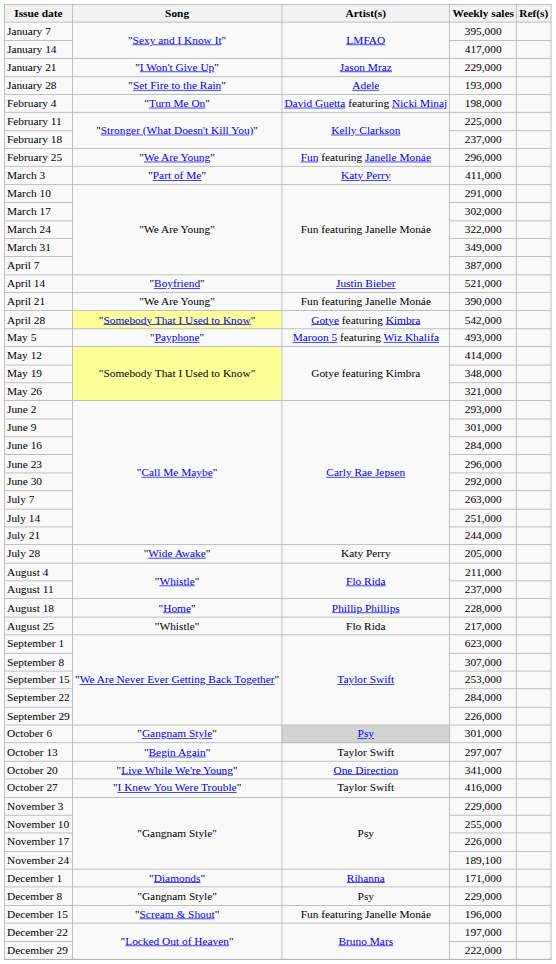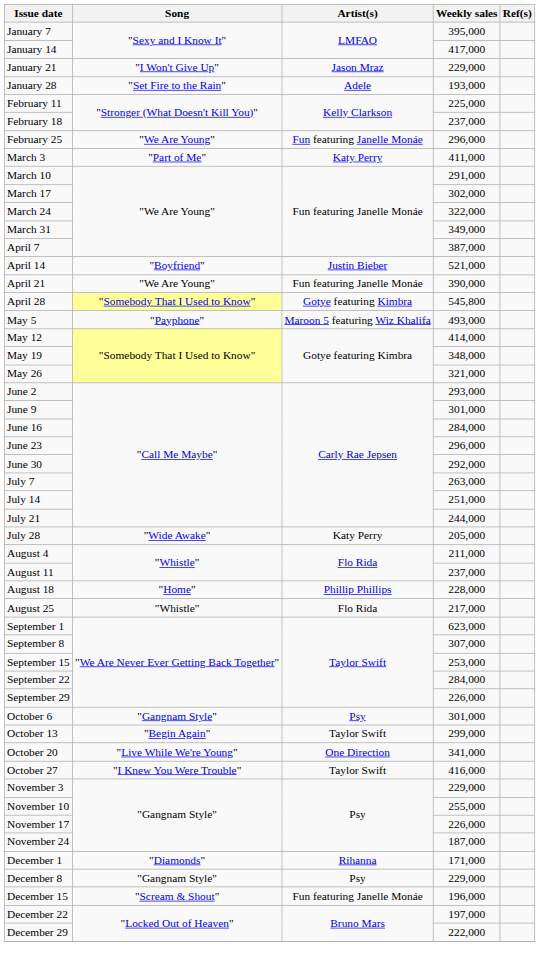- row: (32, 103)
(483, 319) 542,000 -> (467, 301) 545,800
(366, 734) lightgrey background -> (358, 716) no background
(483, 752) 297,007 -> (467, 734) 299,000
(483, 860) 189,100 -> (467, 842) 187,000
